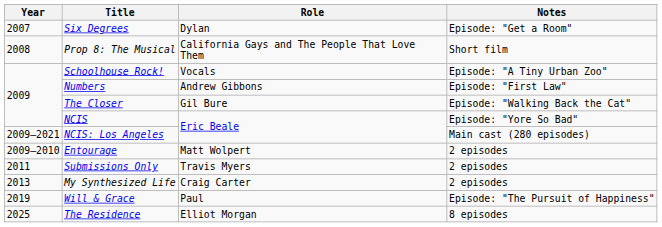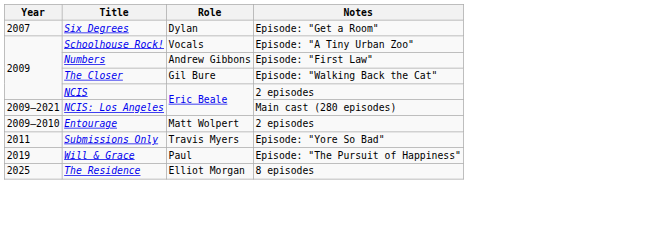- row: (120, 50)
(514, 119) Episode: "Yore So Bad" -> (285, 92) 2 episodes
(478, 167) 2 episodes -> (320, 139) Episode: "Yore So Bad"
- row: (120, 182)
